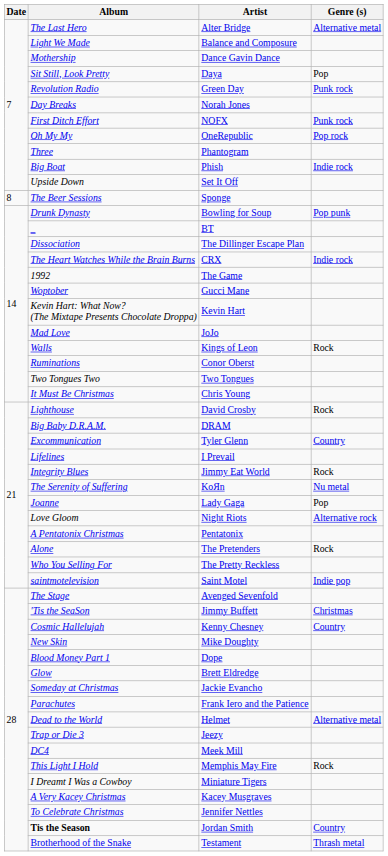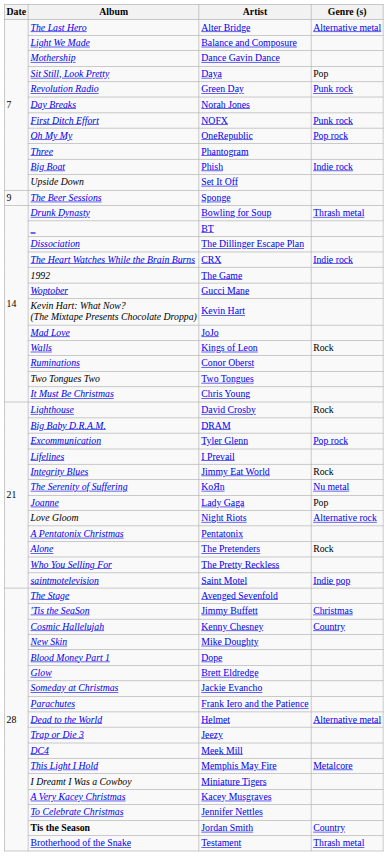(9, 197) 8 -> (9, 197) 9
(332, 213) Pop punk -> (339, 213) Thrash metal
(329, 441) Country -> (331, 441) Pop rock
(323, 766) Rock -> (333, 766) Metalcore
